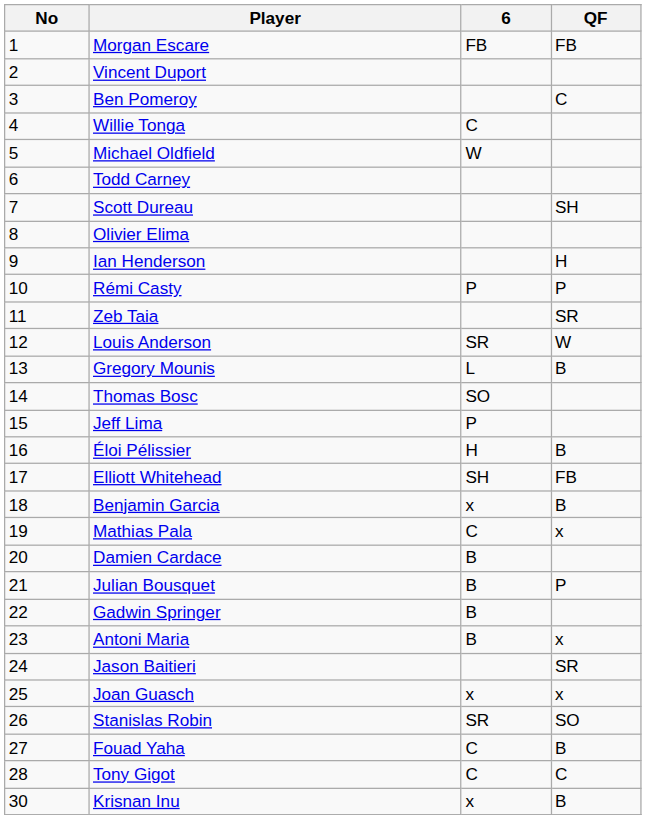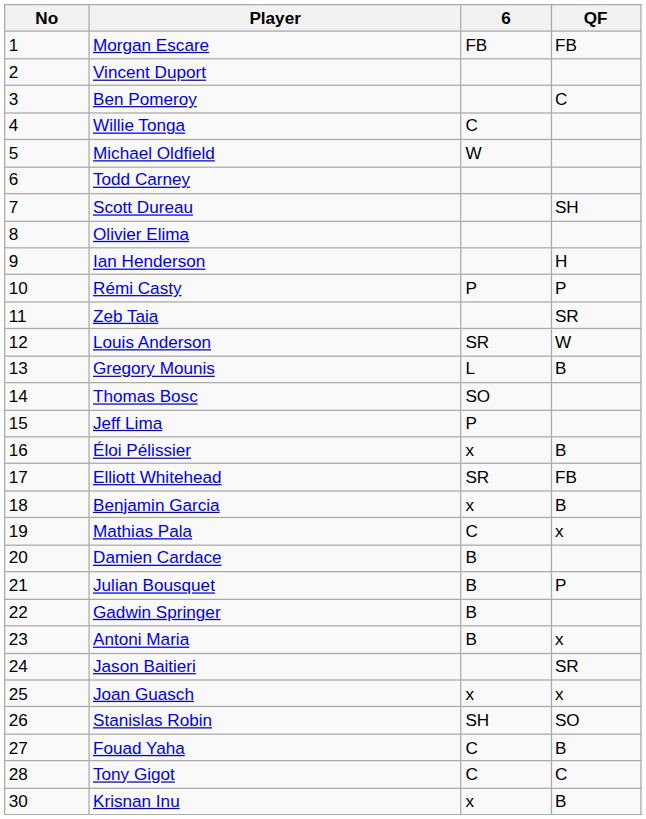(472, 450) H -> (470, 450) x
(477, 477) SH -> (477, 477) SR
(477, 720) SR -> (477, 720) SH
